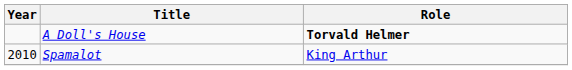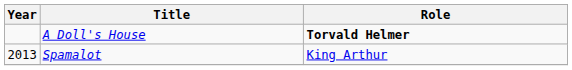(22, 54) 2010 -> (22, 54) 2013
